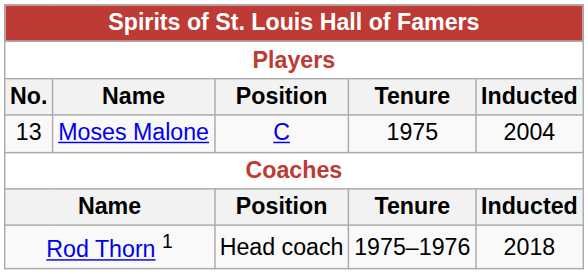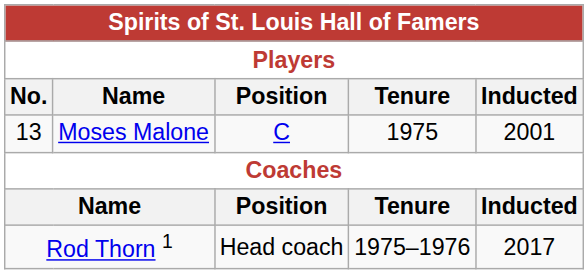(529, 133) 2004 -> (529, 133) 2001
(529, 246) 2018 -> (529, 246) 2017
